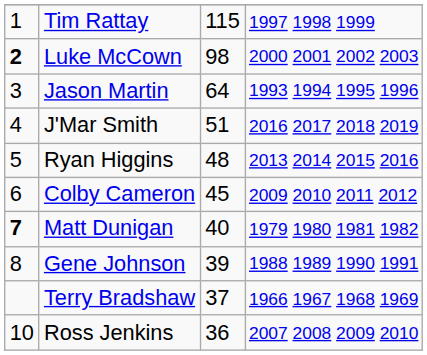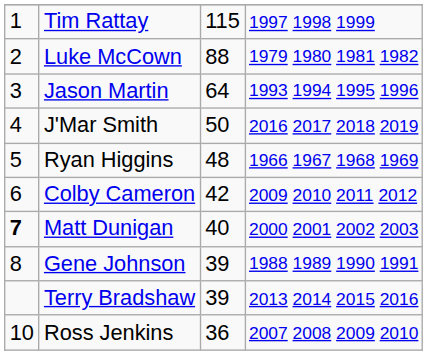(16, 56) bold -> (16, 56) normal
(217, 56) 98 -> (217, 56) 88
(334, 56) 2000 2001 2002 2003 -> (334, 56) 1979 1980 1981 1982
(217, 125) 51 -> (217, 125) 50
(334, 160) 2013 2014 2015 2016 -> (334, 160) 1966 1967 1968 1969
(217, 194) 45 -> (217, 194) 42
(334, 229) 1979 1980 1981 1982 -> (334, 229) 2000 2001 2002 2003
(217, 297) 37 -> (217, 297) 39
(334, 298) 1966 1967 1968 1969 -> (334, 298) 2013 2014 2015 2016
